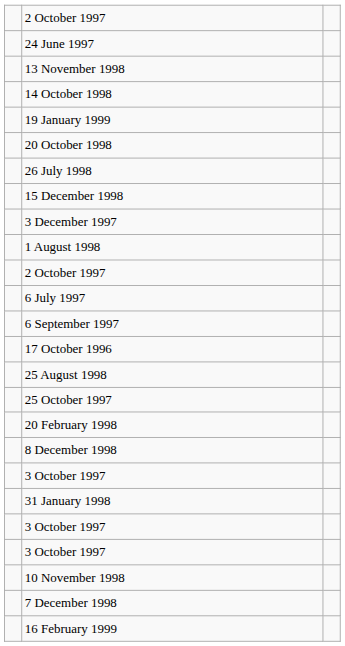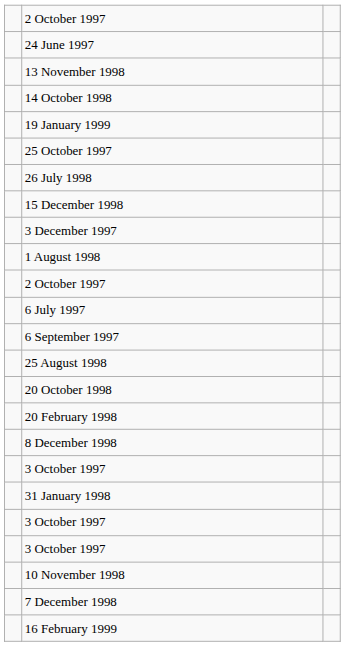rows swapped: (13, 400) <-> (13, 145)
- row: (13, 349)
